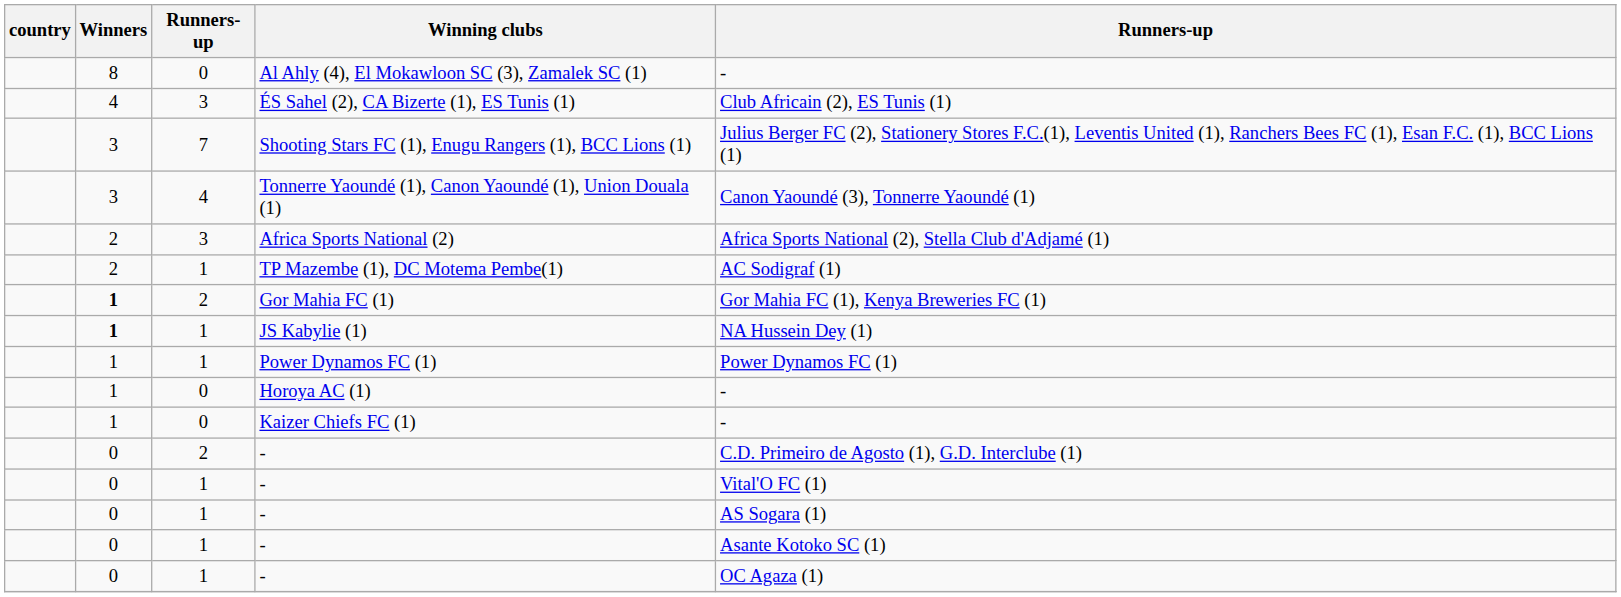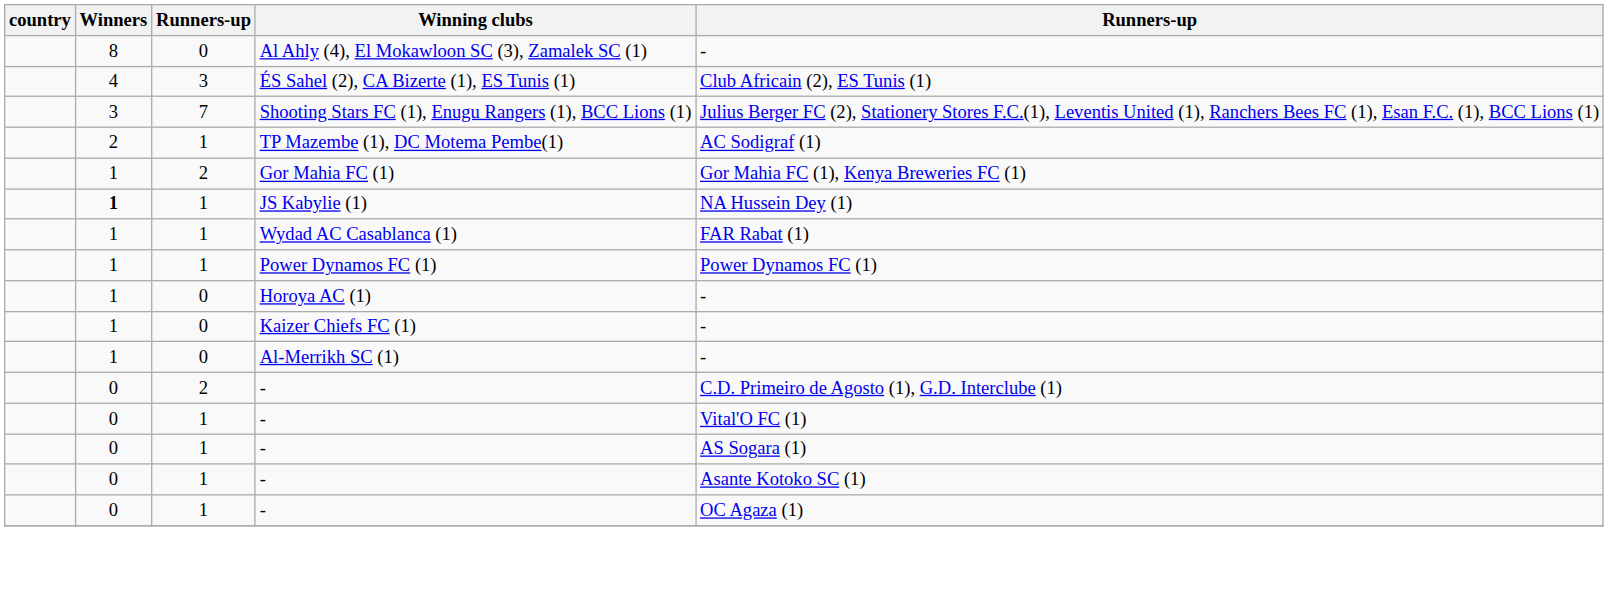- row: (203, 197)
- row: (203, 239)
(113, 300) bold -> (113, 173) normal
+ row: (203, 234)
+ row: (203, 357)
